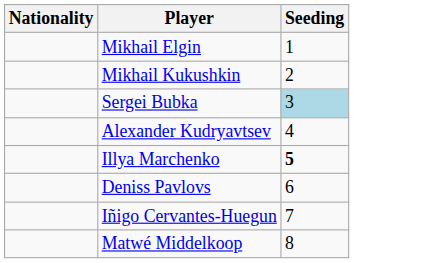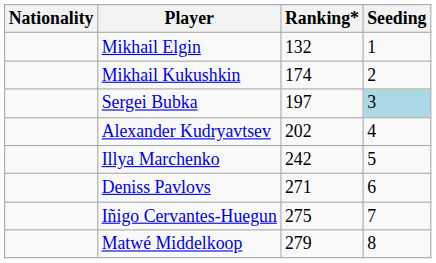+ column: (322, 18)
(289, 159) bold -> (372, 159) normal
